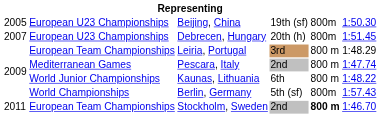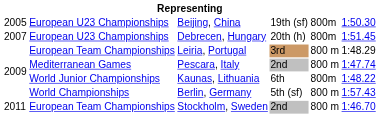(325, 79) 800 m -> (323, 79) 800m
(323, 93) 800m -> (325, 93) 800 m
(325, 107) bold -> (325, 107) normal
